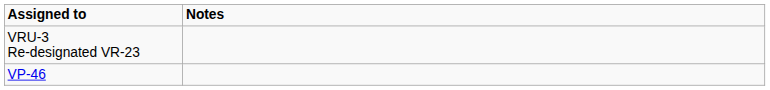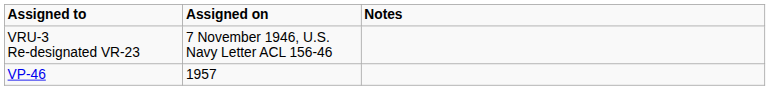+ column: (227, 15)
